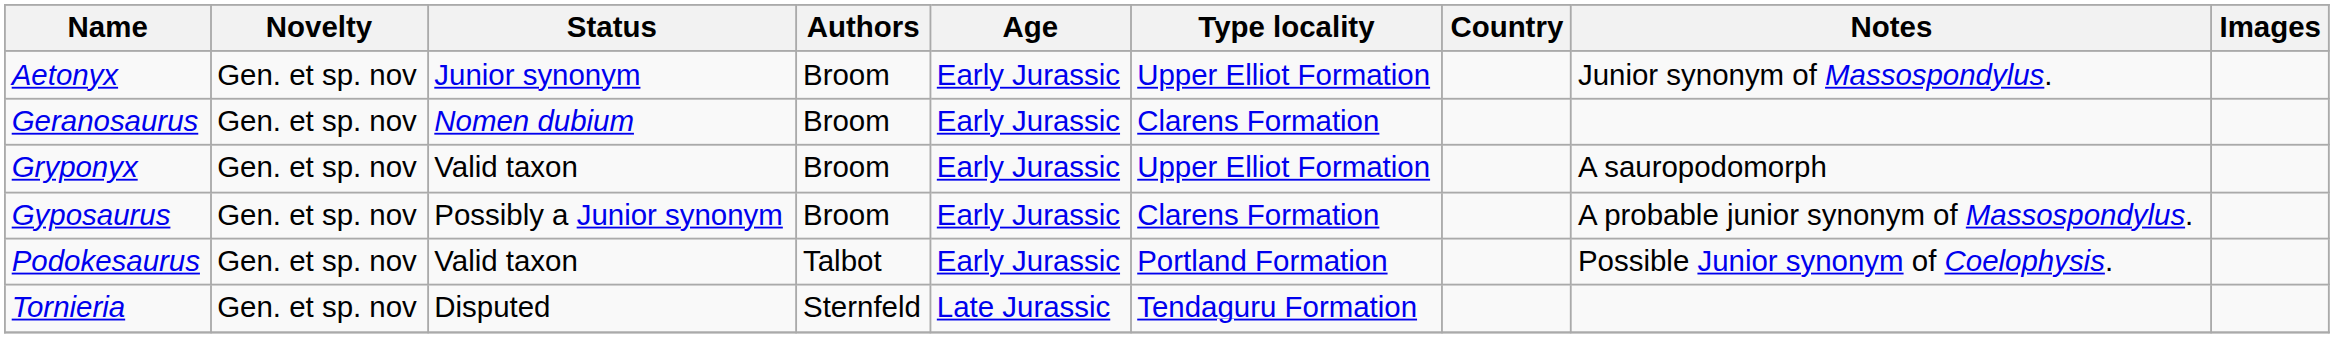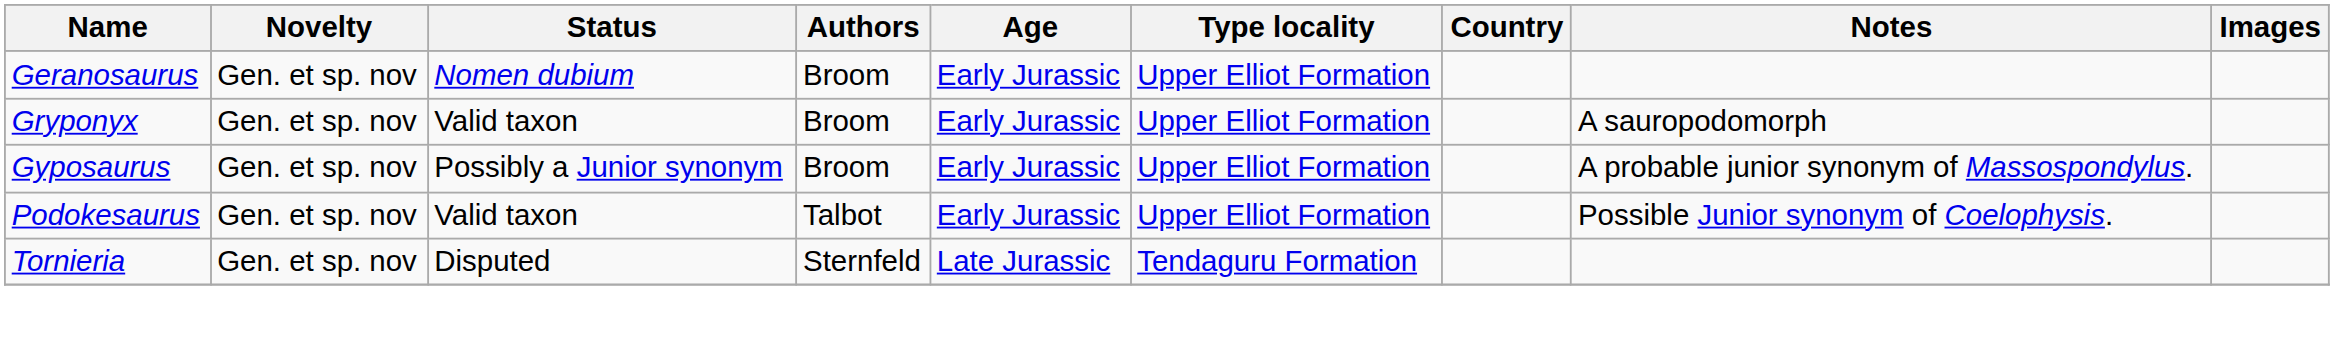- row: (65, 74)
(1258, 121) Clarens Formation -> (1284, 74) Upper Elliot Formation
(1258, 214) Clarens Formation -> (1284, 167) Upper Elliot Formation
(1262, 261) Portland Formation -> (1284, 214) Upper Elliot Formation
